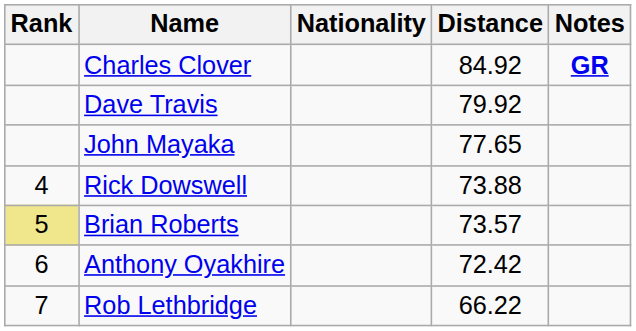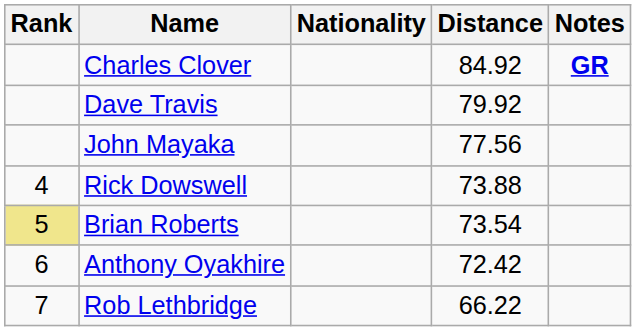(490, 144) 77.65 -> (490, 144) 77.56
(490, 225) 73.57 -> (490, 225) 73.54
